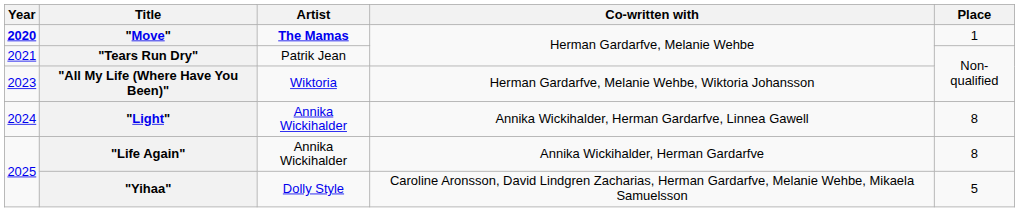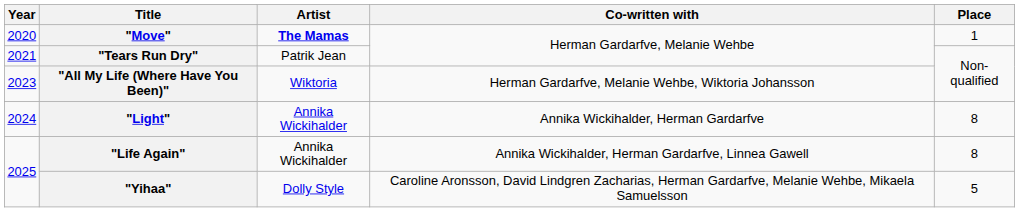(22, 35) bold -> (22, 35) normal
(652, 118) Annika Wickihalder, Herman Gardarfve, Linnea Gawell -> (652, 118) Annika Wickihalder, Herman Gardarfve
(652, 153) Annika Wickihalder, Herman Gardarfve -> (652, 153) Annika Wickihalder, Herman Gardarfve, Linnea Gawell
